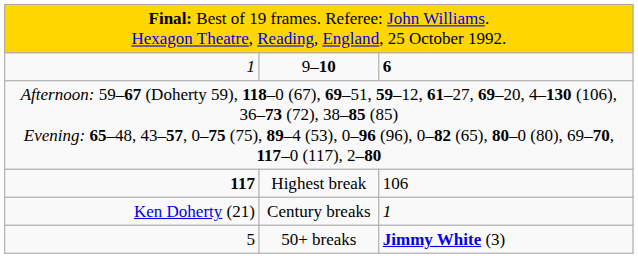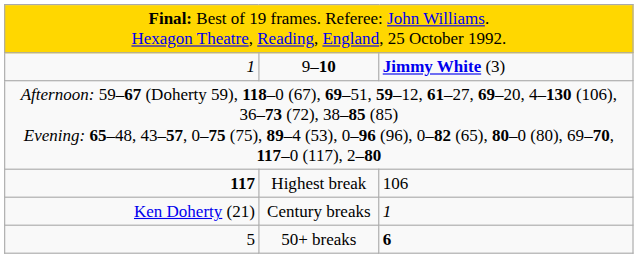(387, 66) 6 -> (444, 66) Jimmy White (3)
(444, 239) Jimmy White (3) -> (387, 239) 6
